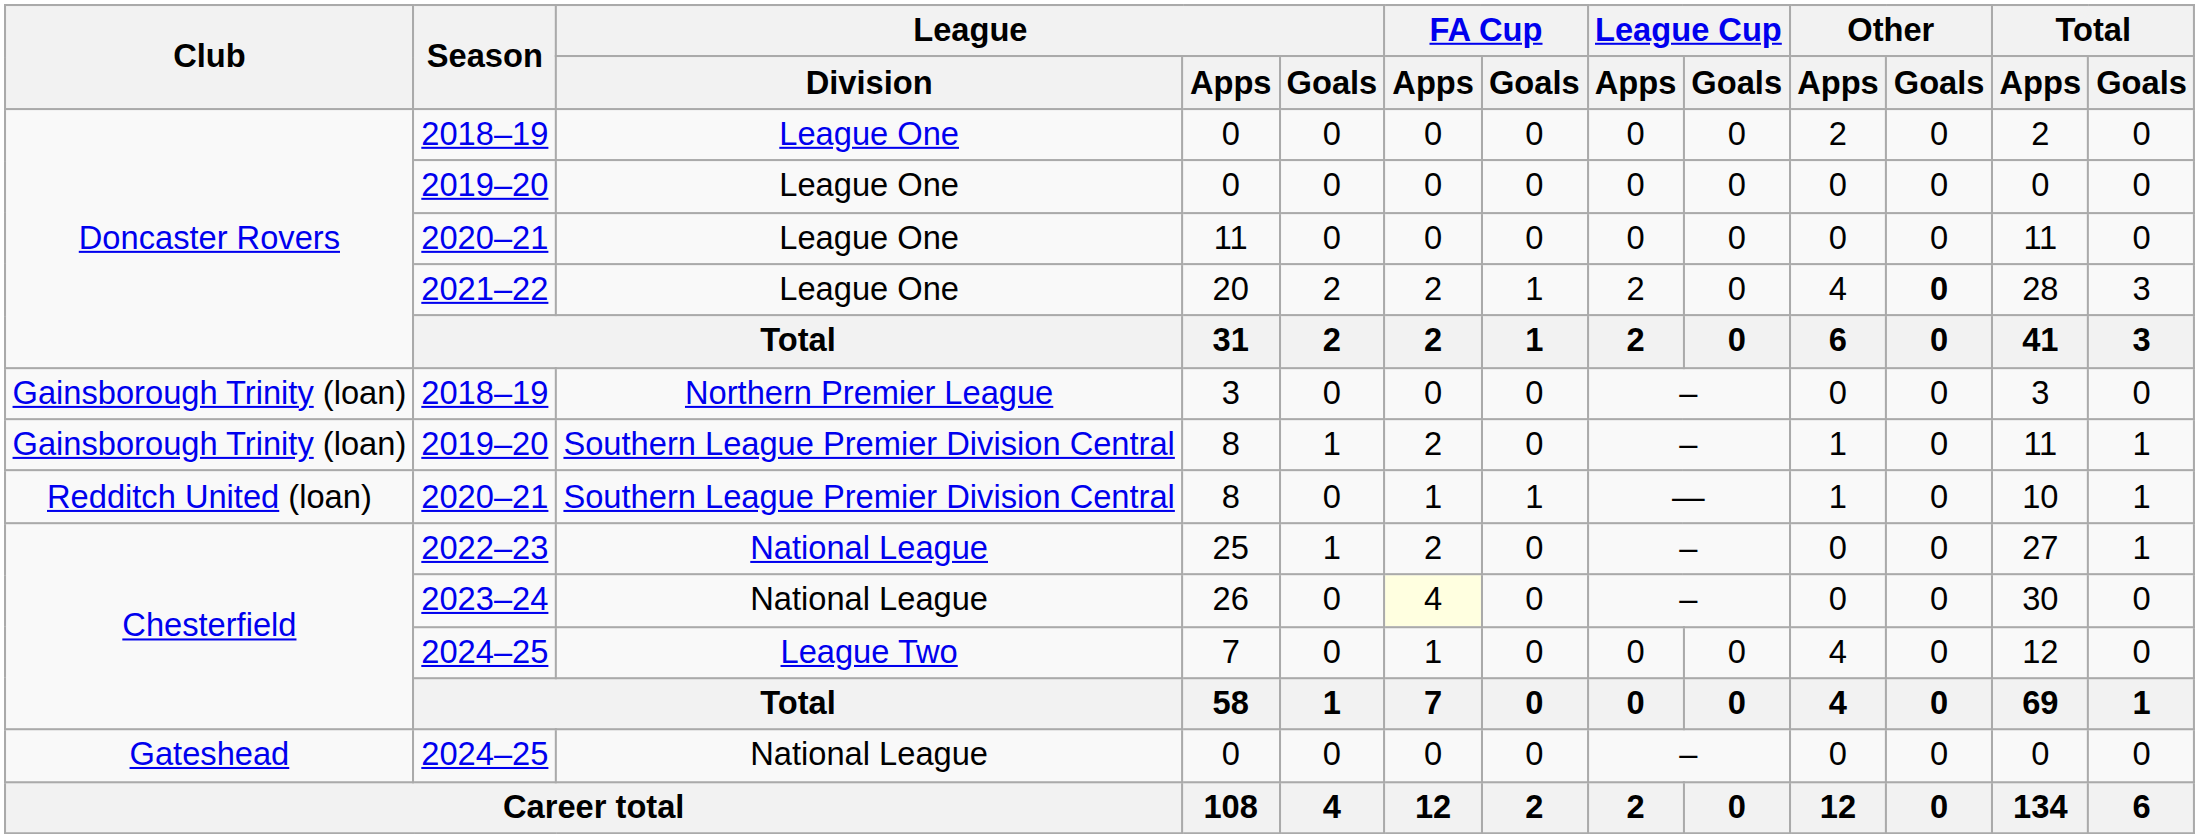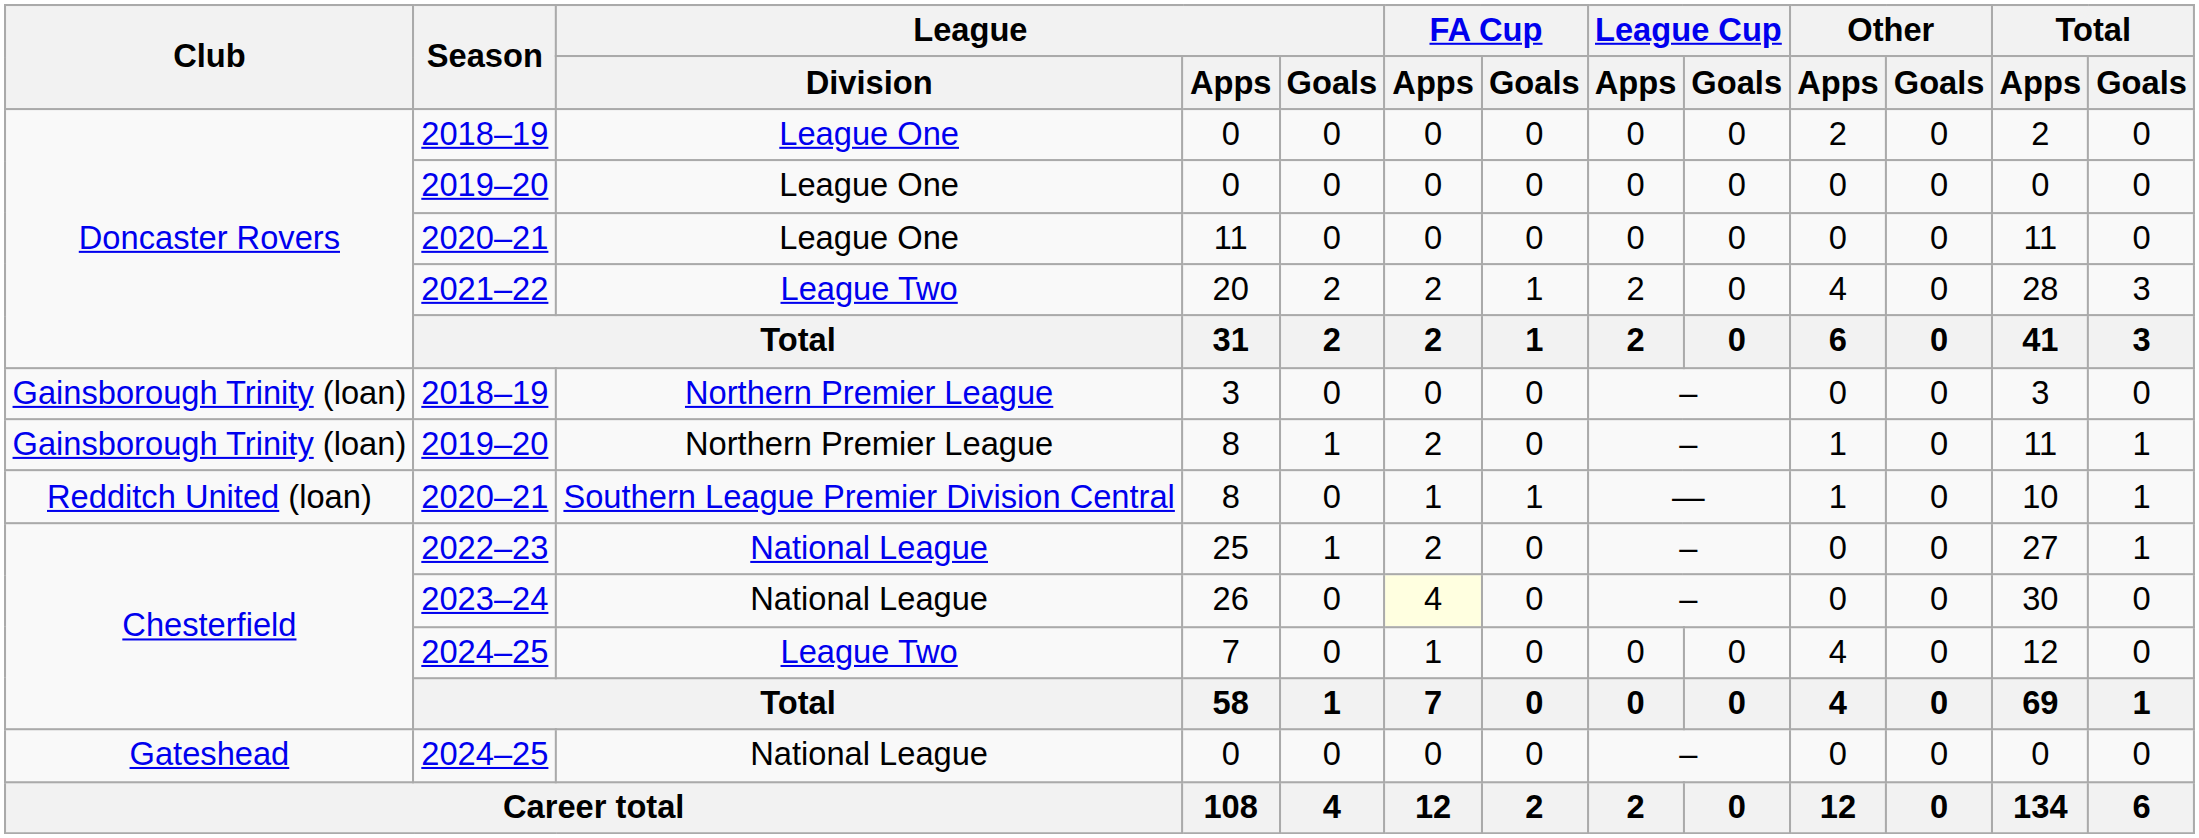(869, 289) League One -> (869, 289) League Two
(1939, 289) bold -> (1939, 289) normal
(869, 444) Southern League Premier Division Central -> (869, 444) Northern Premier League
